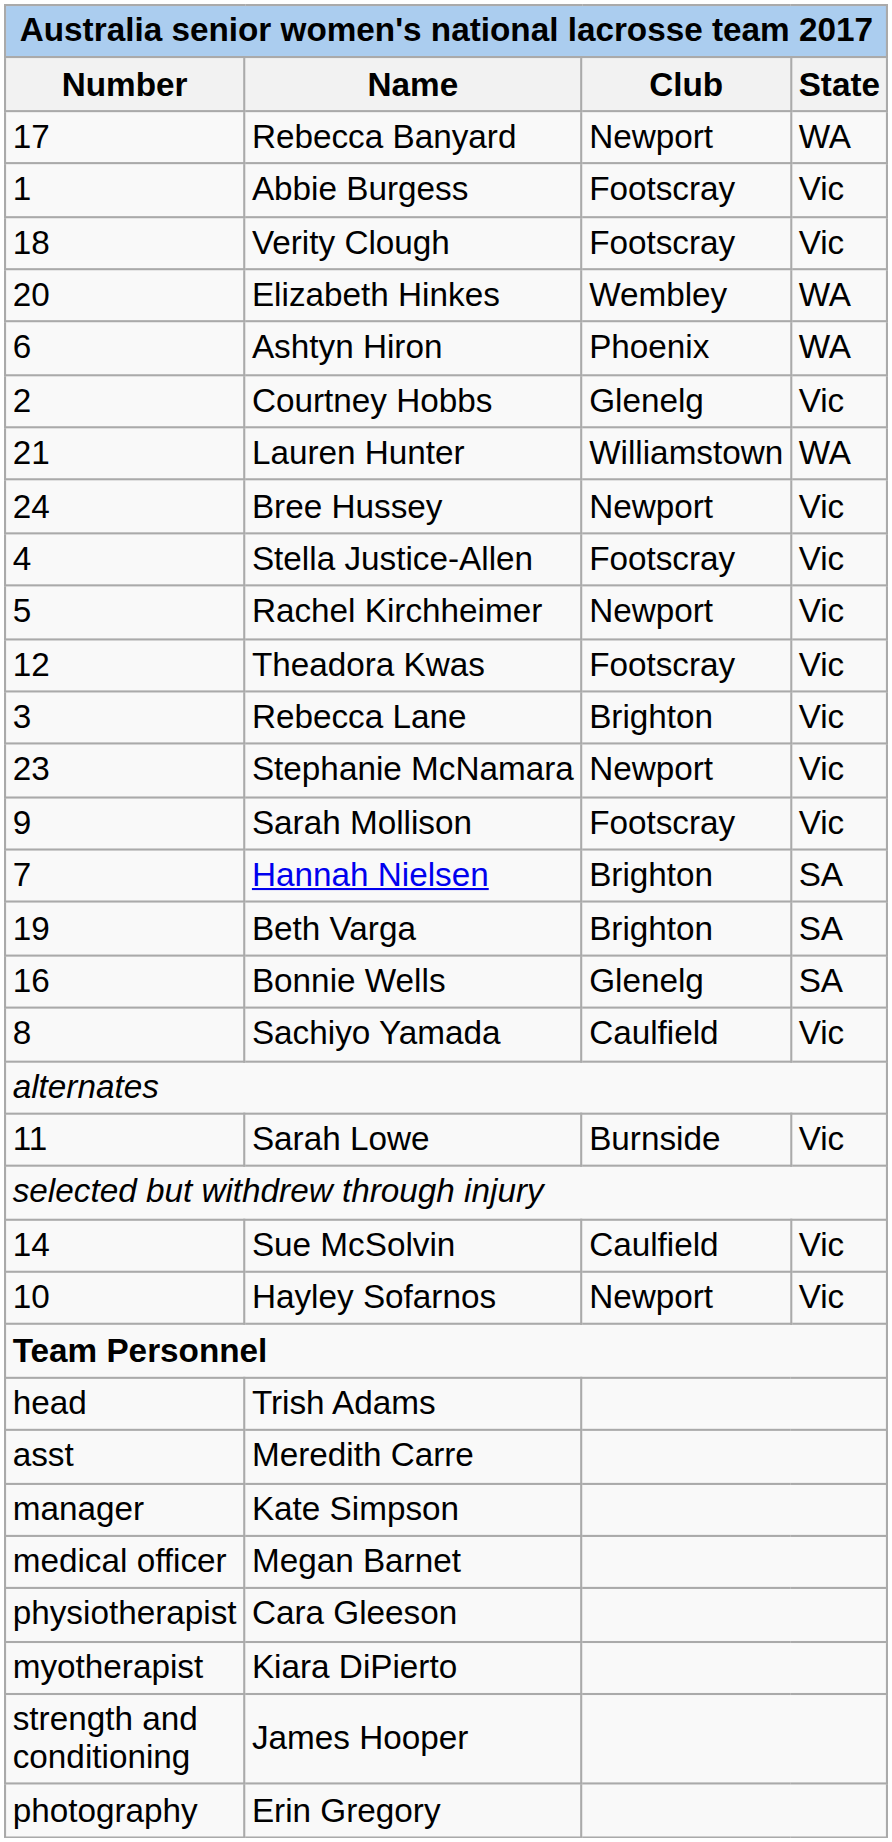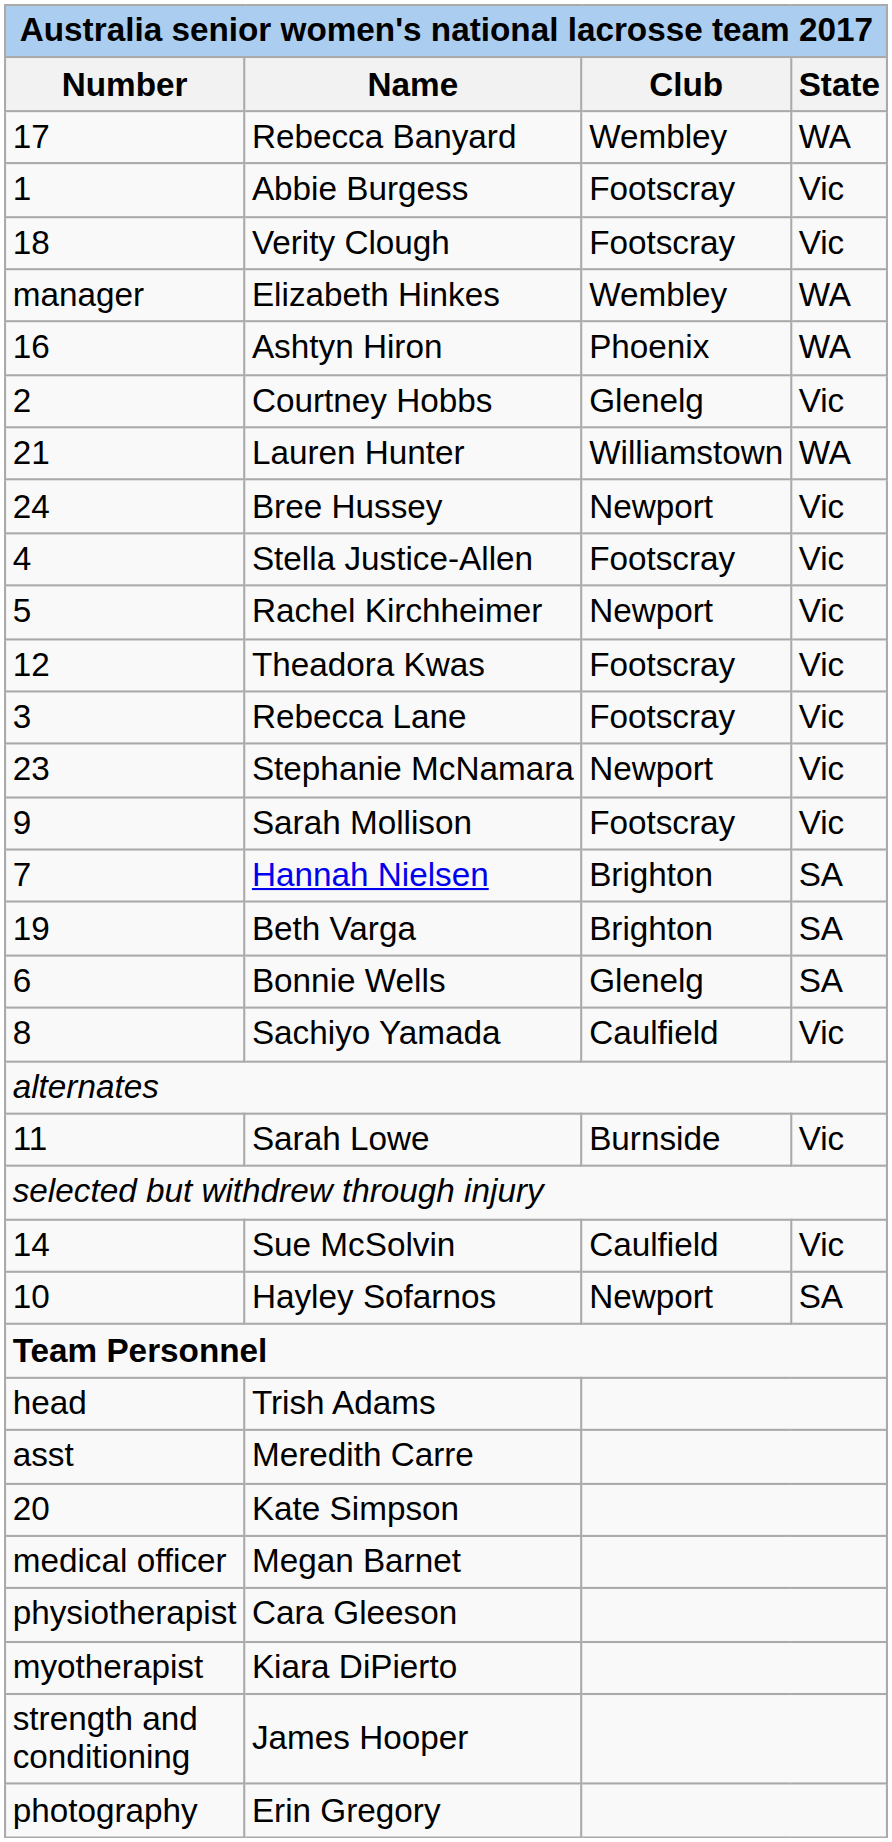(651, 136) Newport -> (658, 136) Wembley
(31, 294) 20 -> (78, 294) manager
(22, 347) 6 -> (31, 347) 16
(651, 717) Brighton -> (662, 717) Footscray
(31, 980) 16 -> (22, 980) 6
(821, 1297) Vic -> (821, 1297) SA
(78, 1508) manager -> (31, 1508) 20
